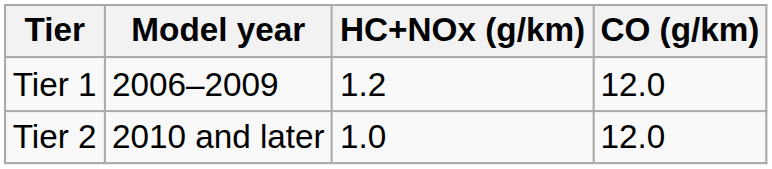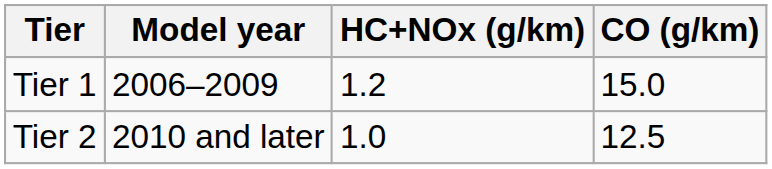(633, 83) 12.0 -> (633, 83) 15.0
(633, 136) 12.0 -> (633, 136) 12.5
